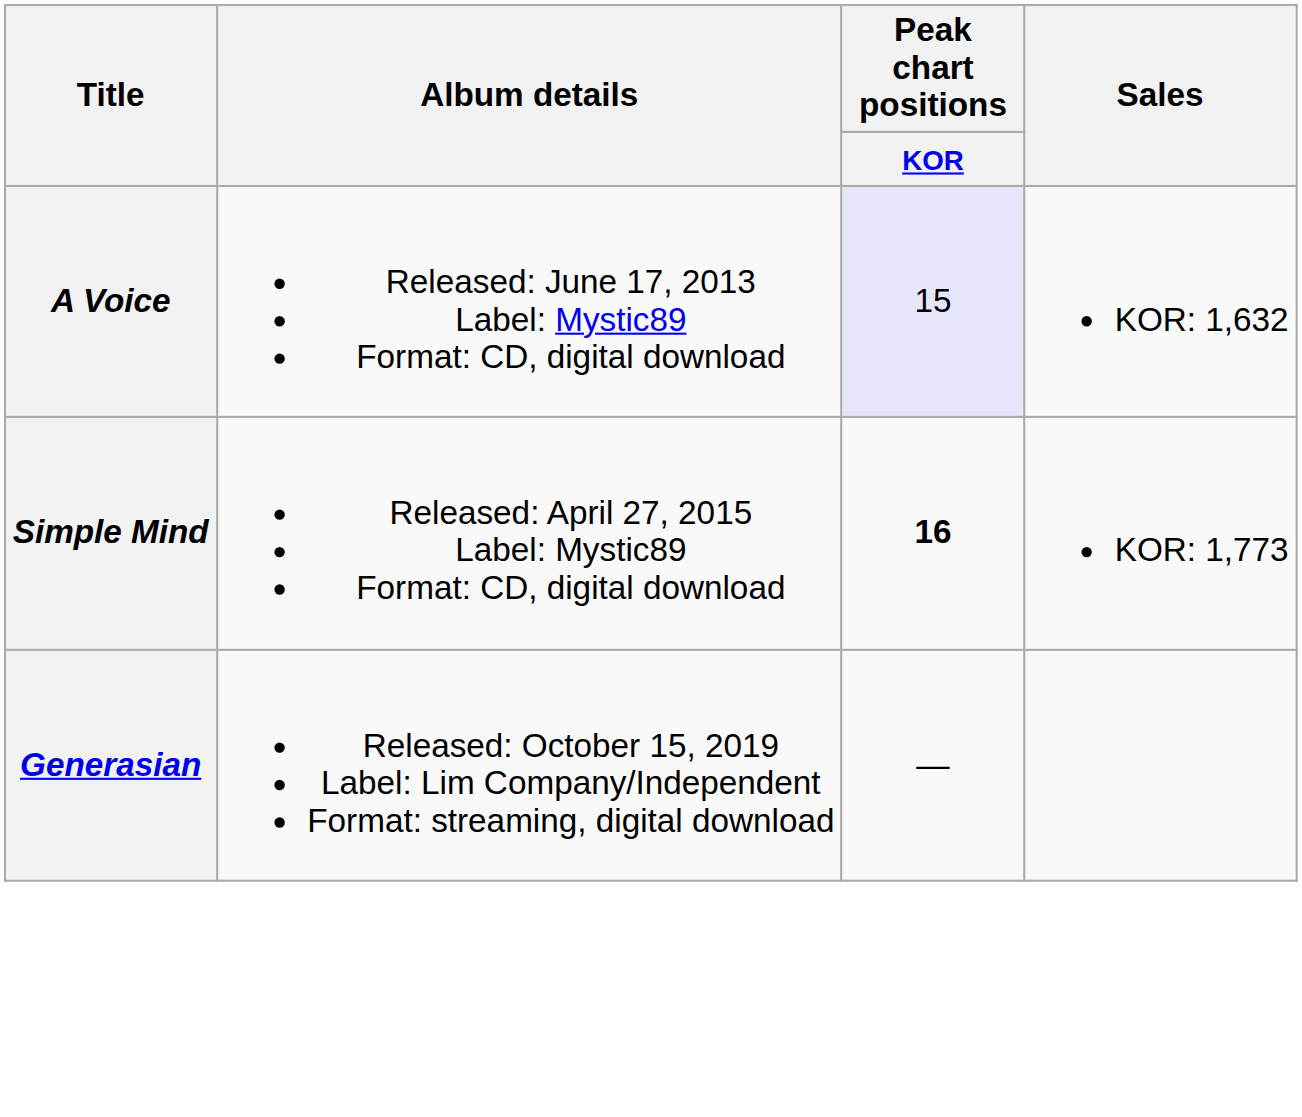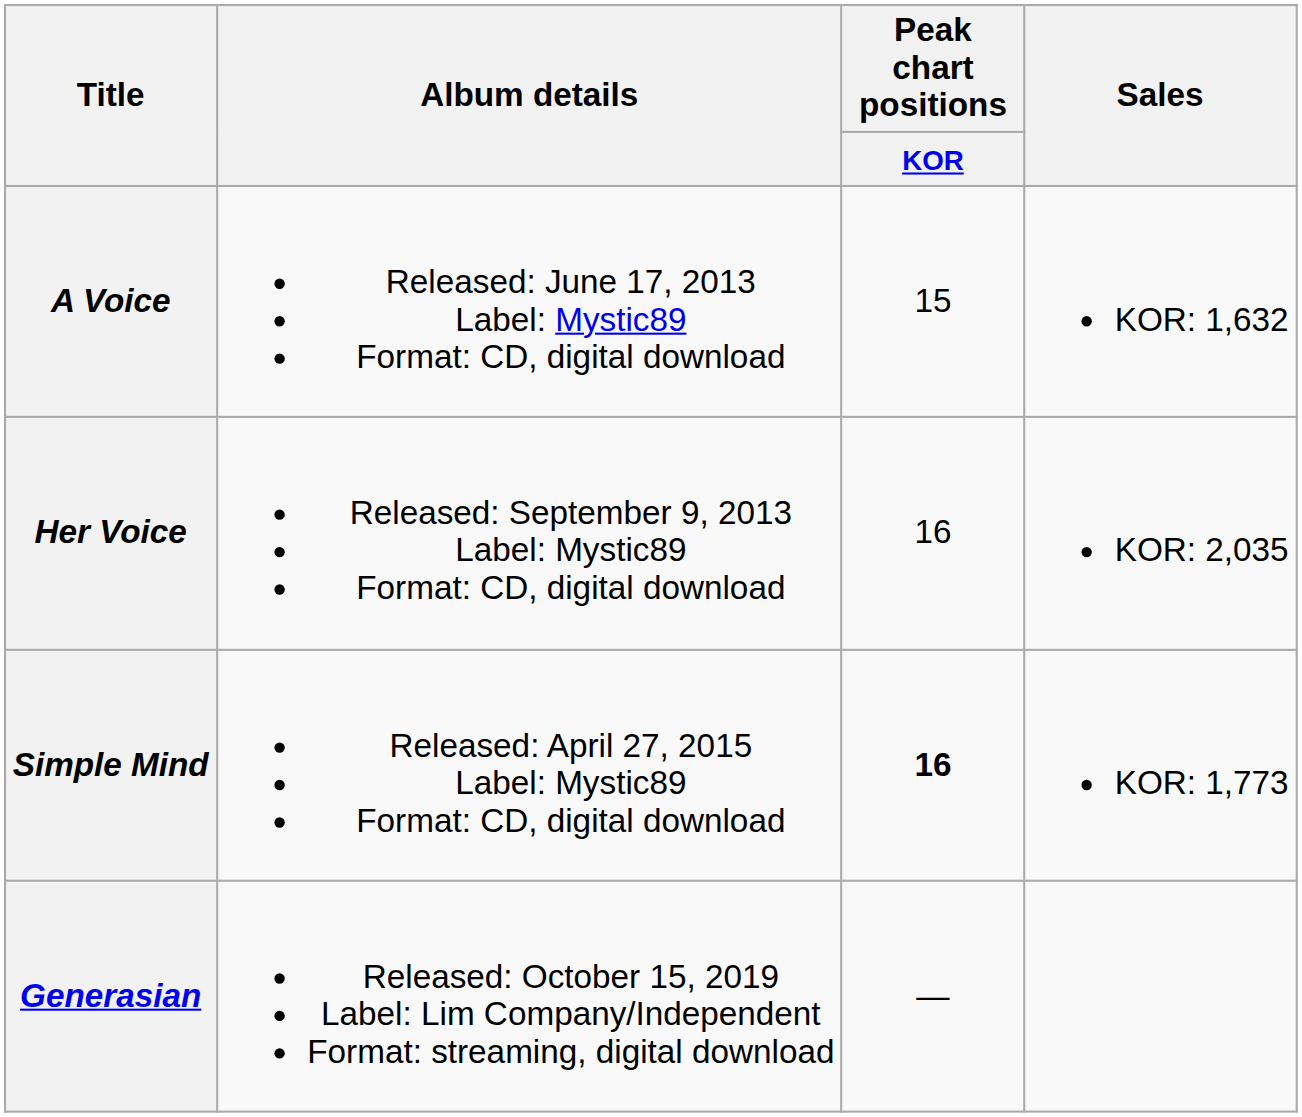(933, 300) lavender background -> (933, 300) no background
+ row: (111, 532)
